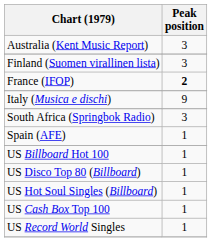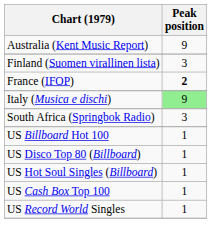(184, 44) 3 -> (184, 44) 9
(184, 99) no background -> (184, 99) lightgreen background
- row: (36, 136)
